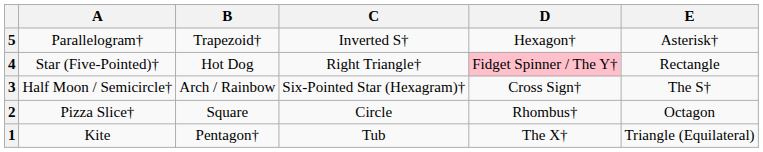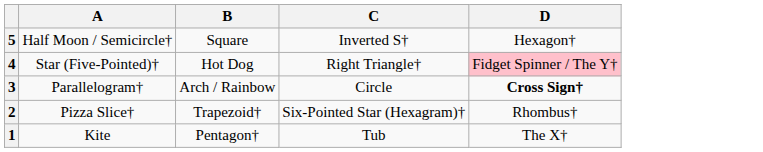- column: (690, 16)
(97, 40) Parallelogram† -> (97, 40) Half Moon / Semicircle†
(227, 40) Trapezoid† -> (227, 40) Square
(97, 87) Half Moon / Semicircle† -> (97, 87) Parallelogram†
(374, 87) Six-Pointed Star (Hexagram)† -> (374, 87) Circle
(545, 87) normal -> (545, 87) bold
(227, 111) Square -> (227, 111) Trapezoid†
(374, 111) Circle -> (374, 111) Six-Pointed Star (Hexagram)†
